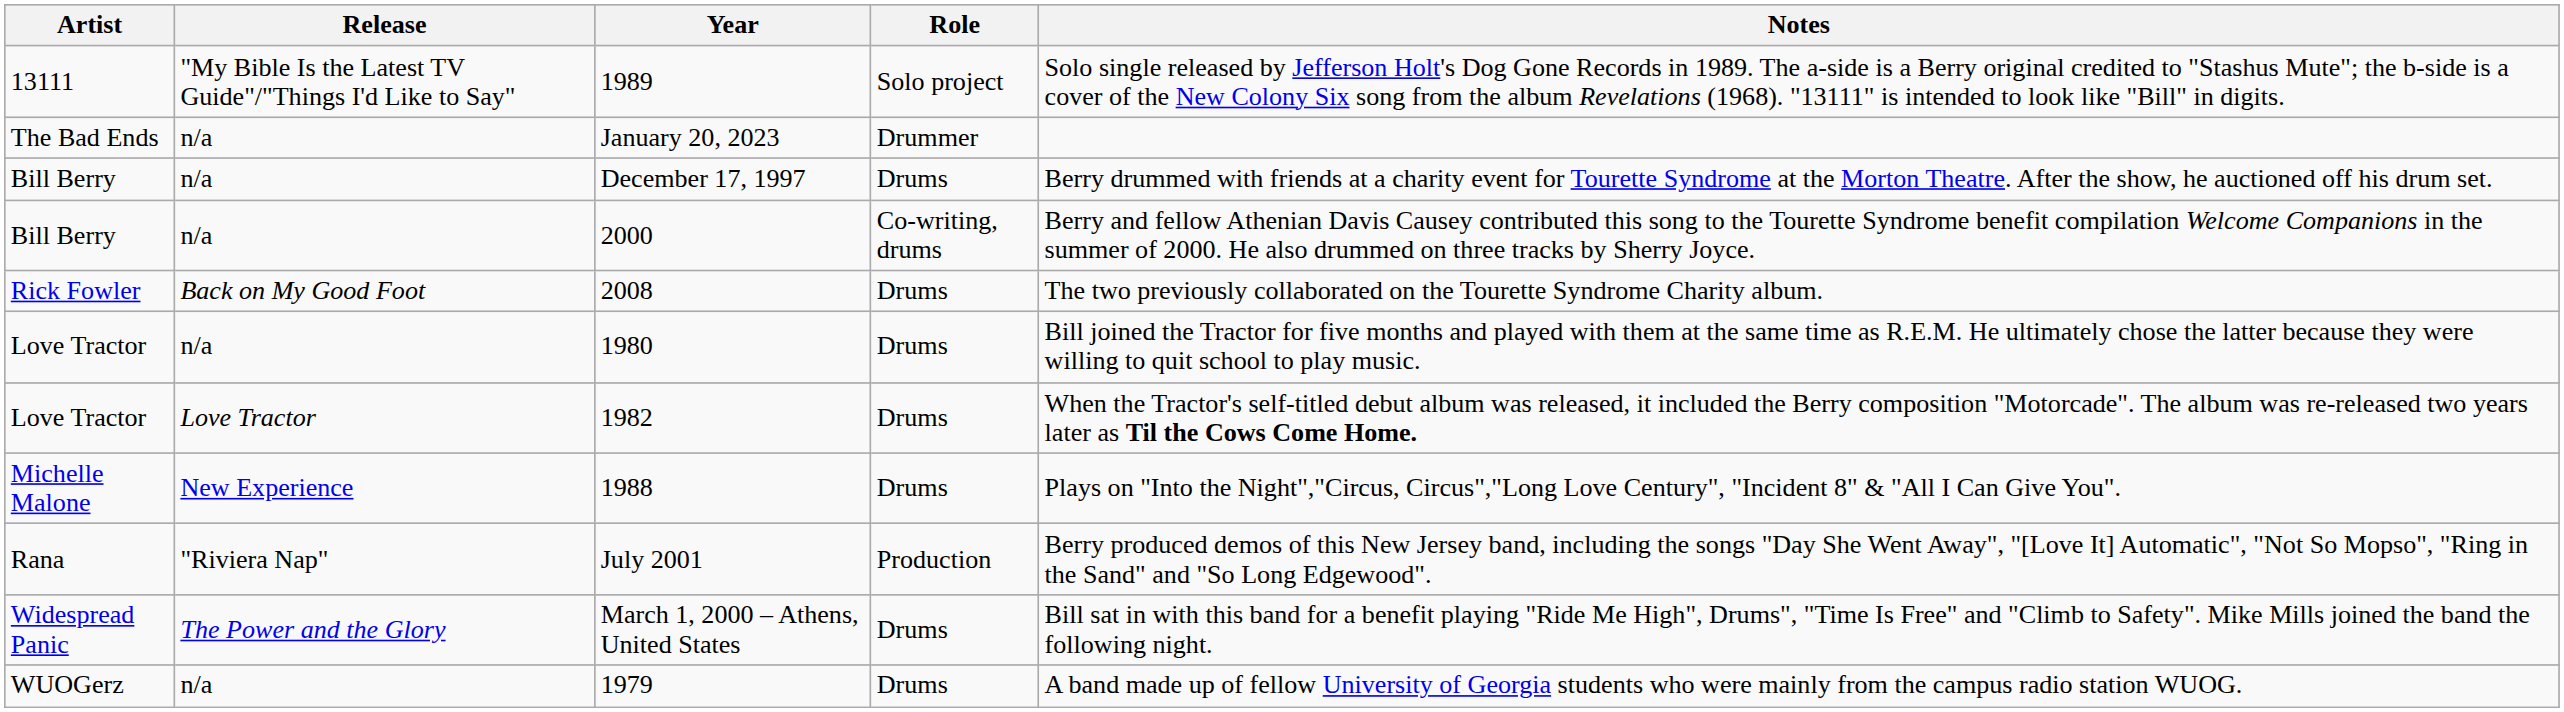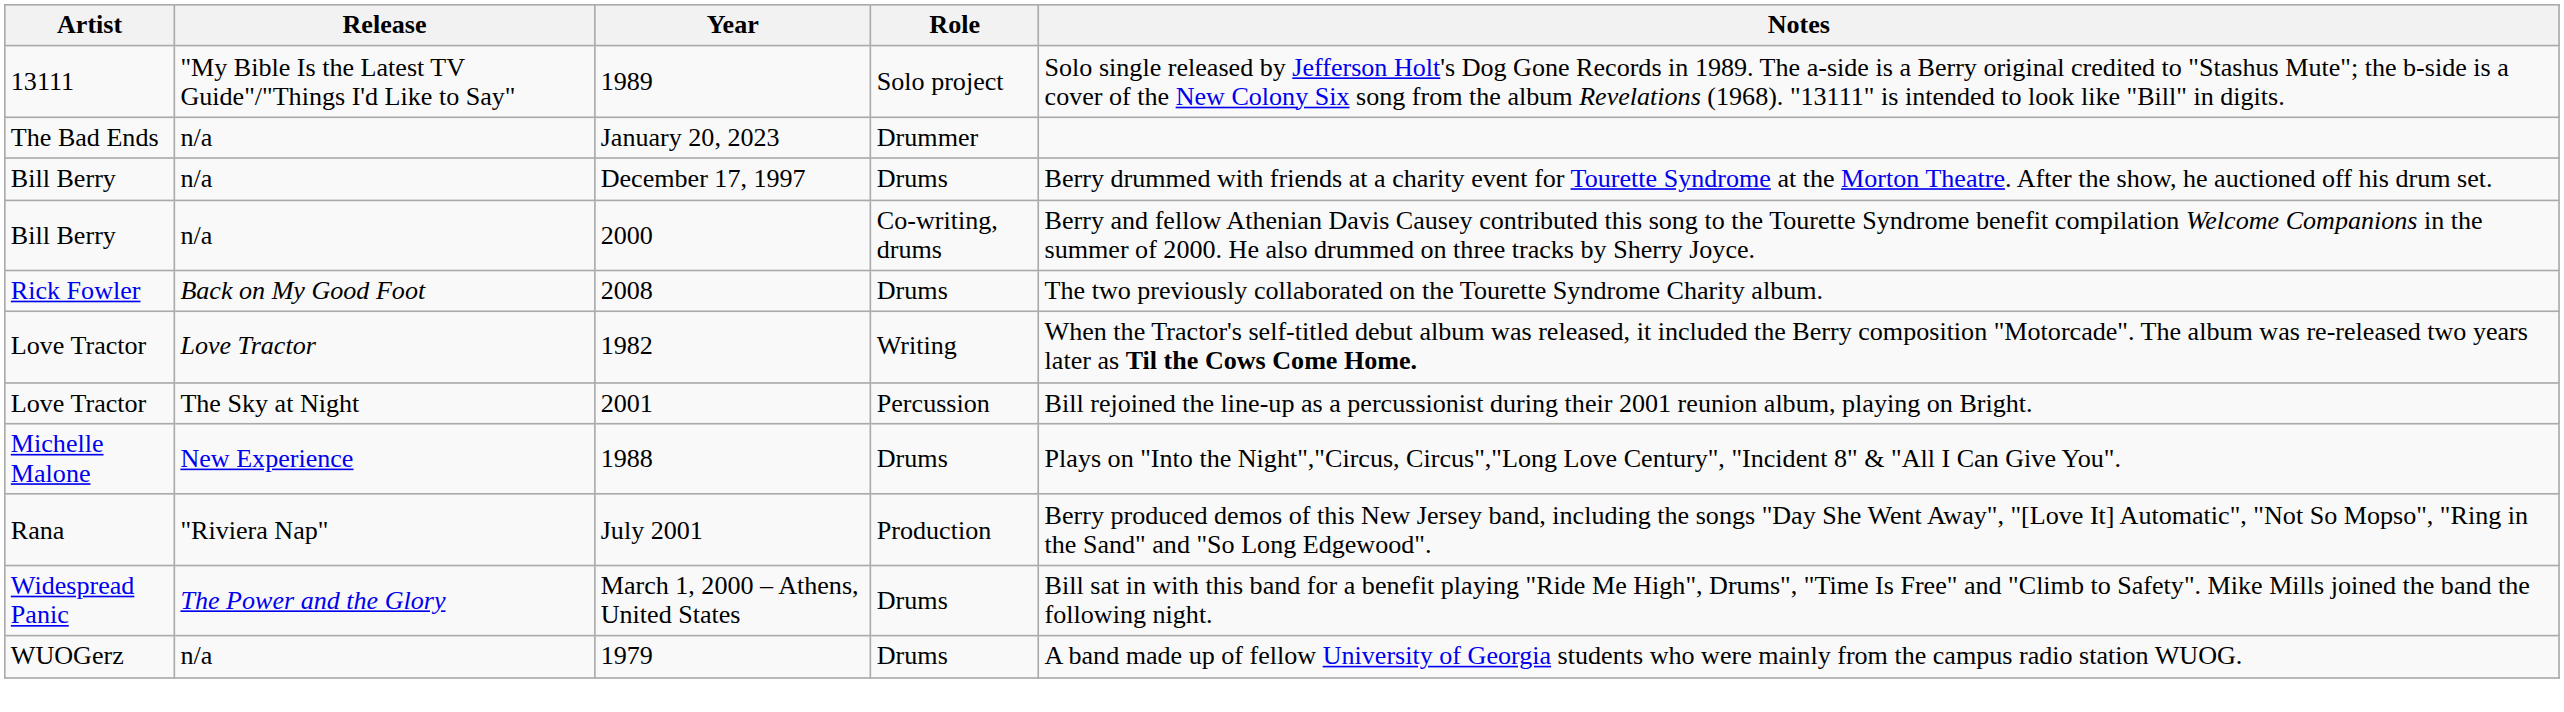- row: (627, 346)
(912, 417) Drums -> (917, 346) Writing
+ row: (627, 402)
